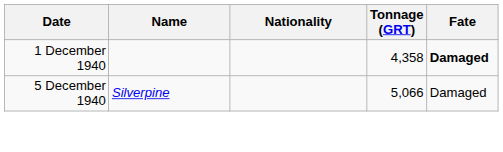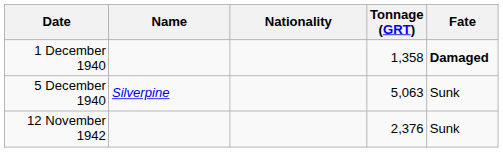(407, 57) 4,358 -> (407, 57) 1,358
(407, 93) 5,066 -> (407, 93) 5,063
(458, 93) Damaged -> (445, 93) Sunk
+ row: (66, 128)
